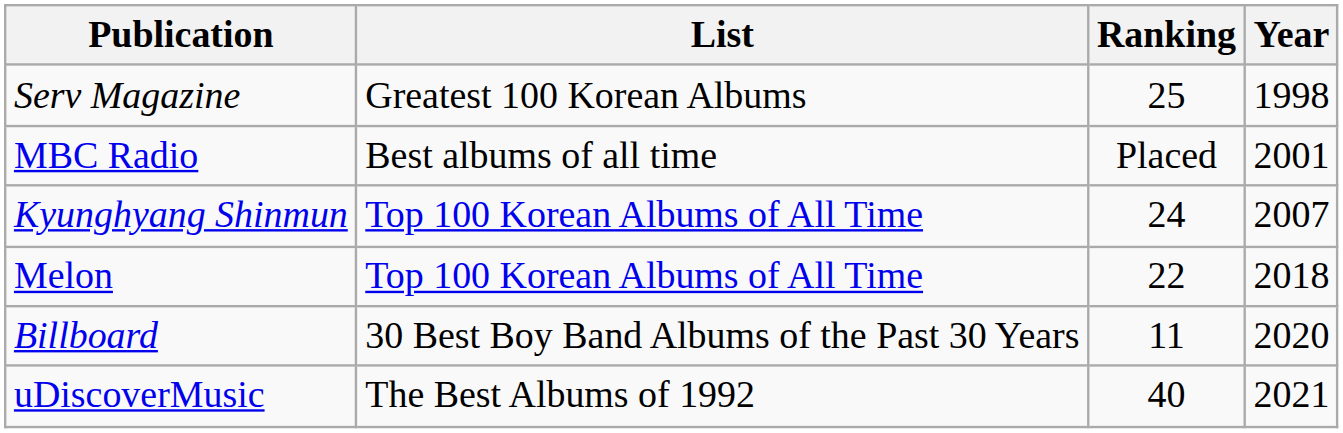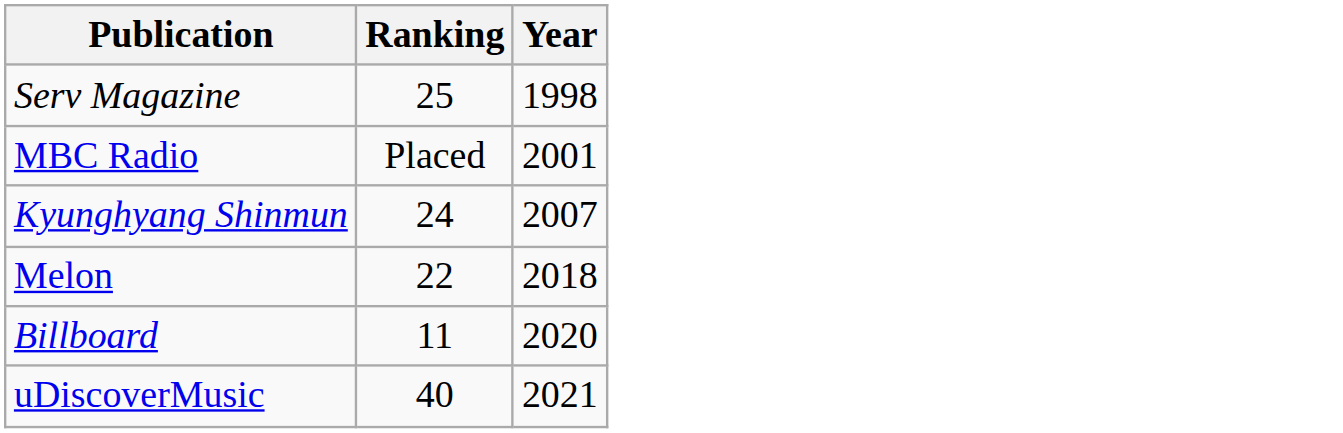- column: (722, 34)
